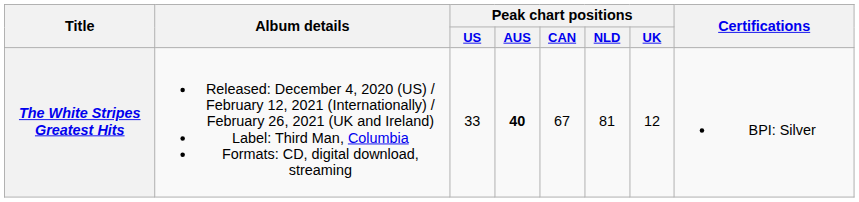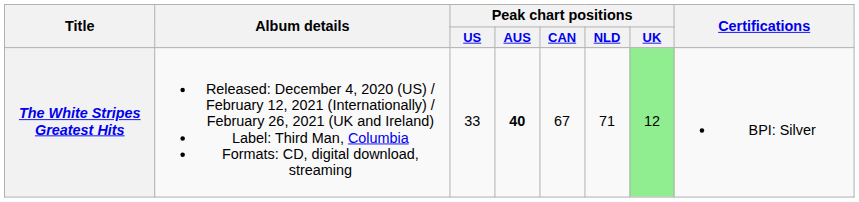(607, 122) 81 -> (607, 122) 71
(652, 122) no background -> (652, 122) lightgreen background
